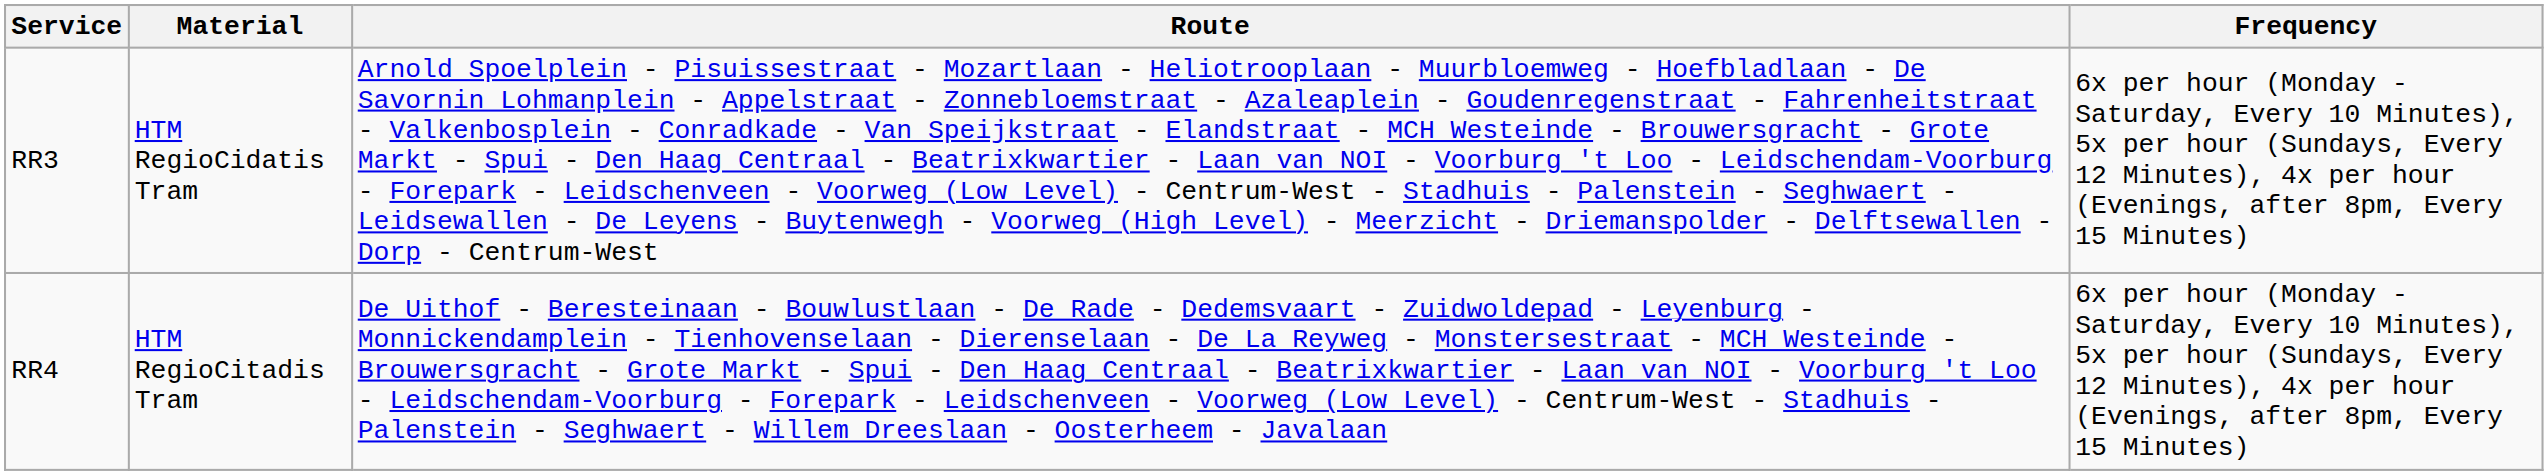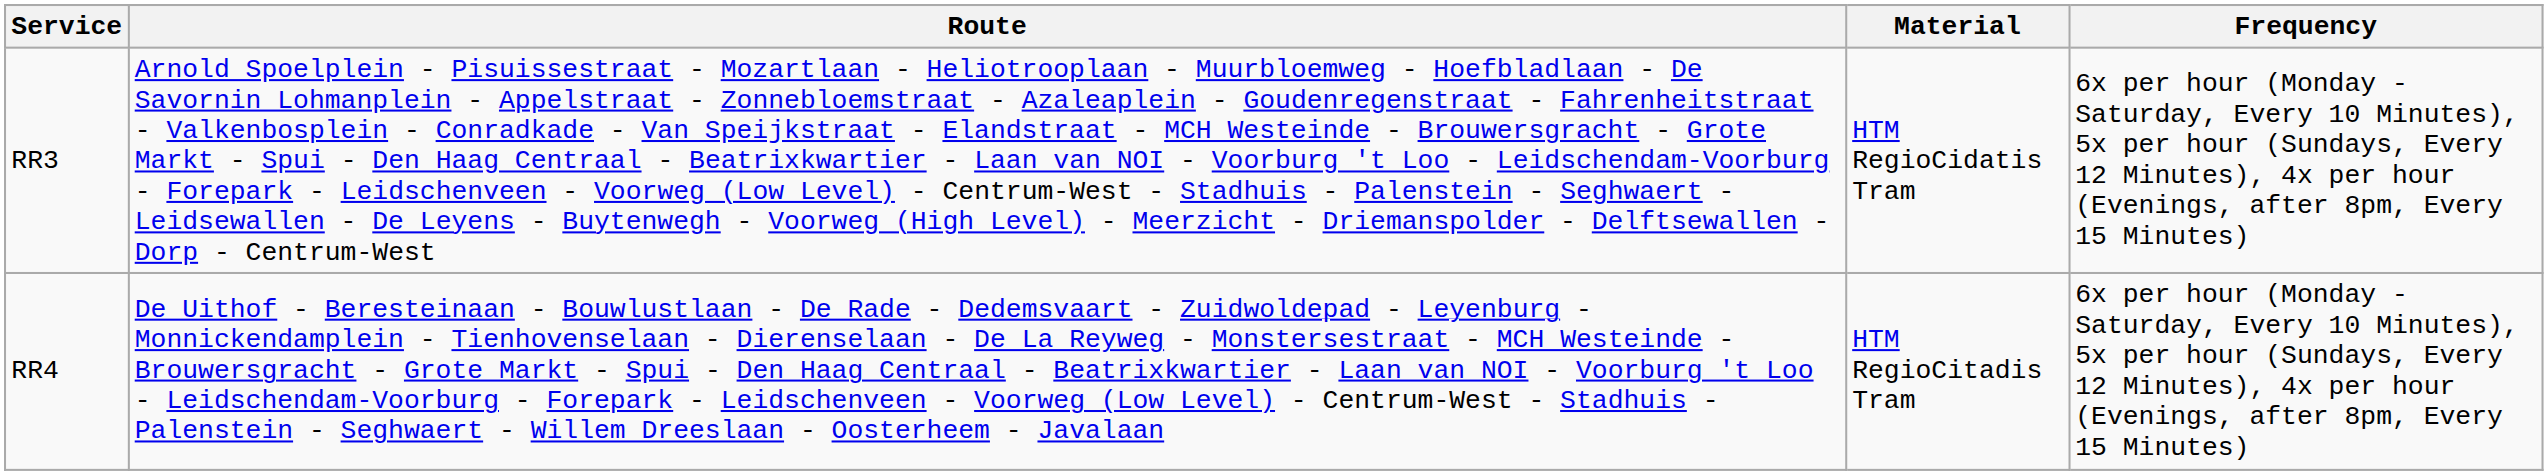columns swapped: (1210, 27) <-> (240, 27)
